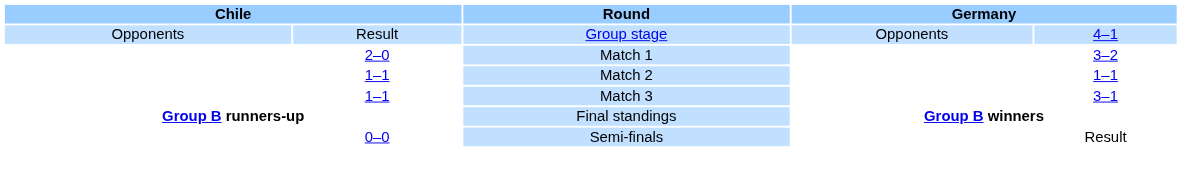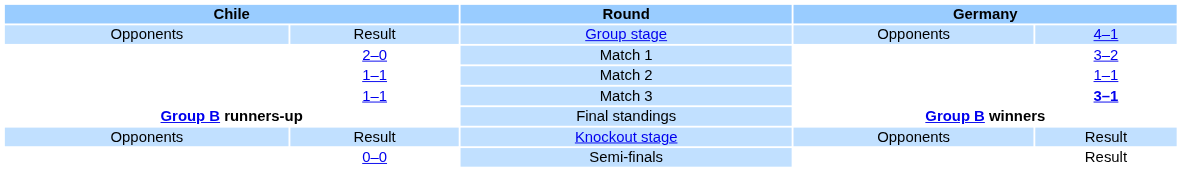(1105, 96) normal -> (1106, 96) bold
+ row: (626, 136)
